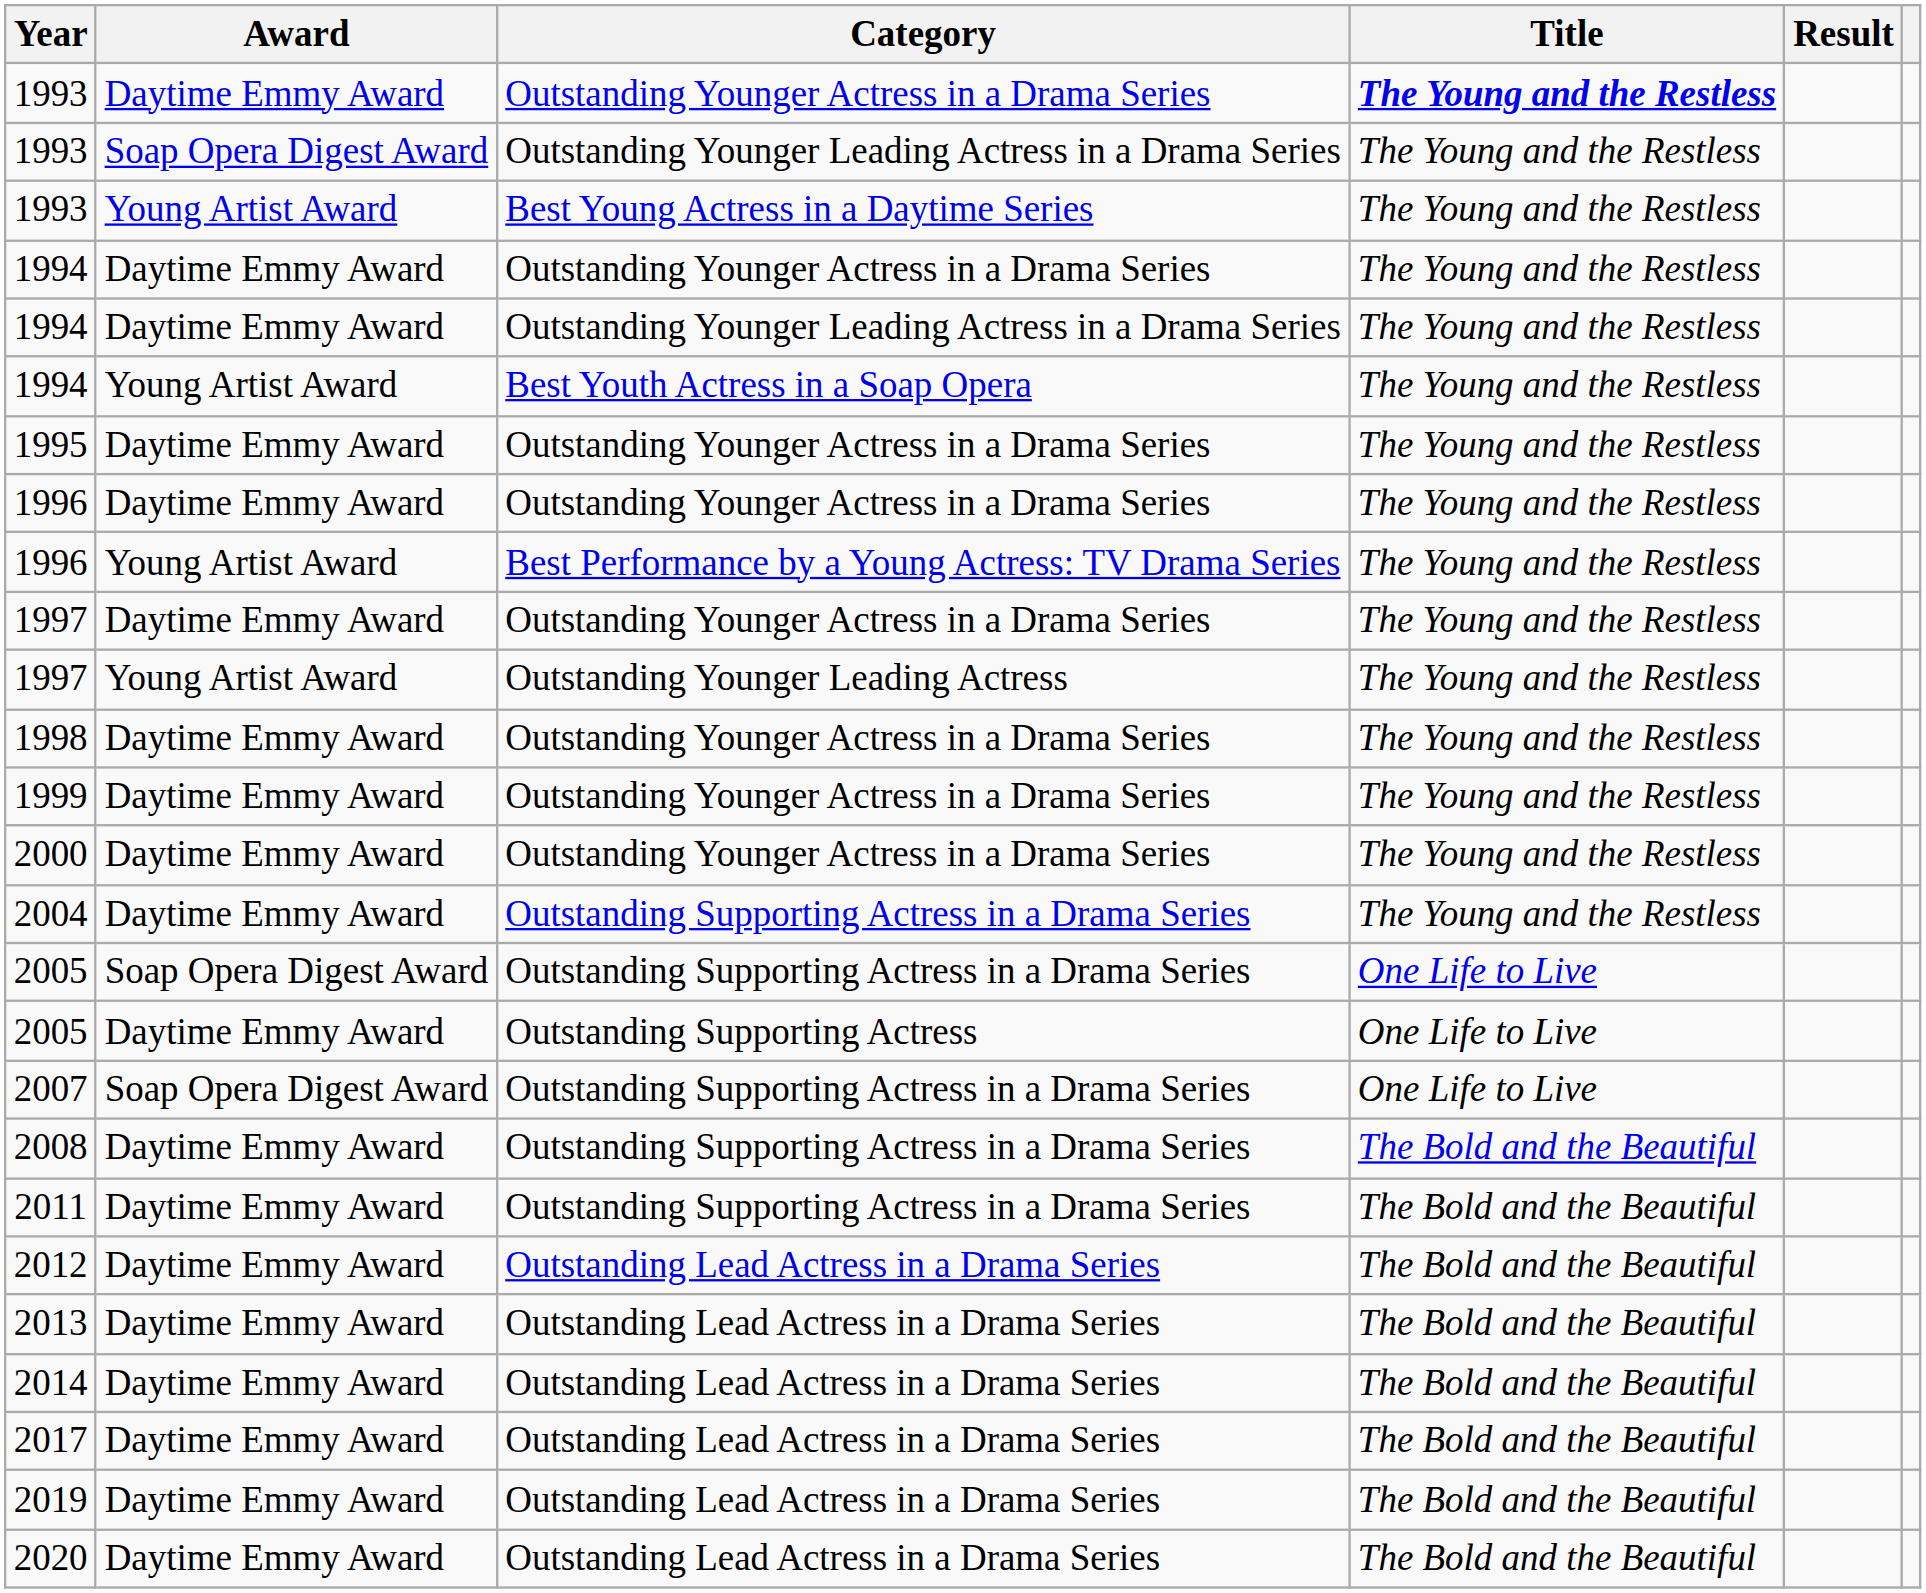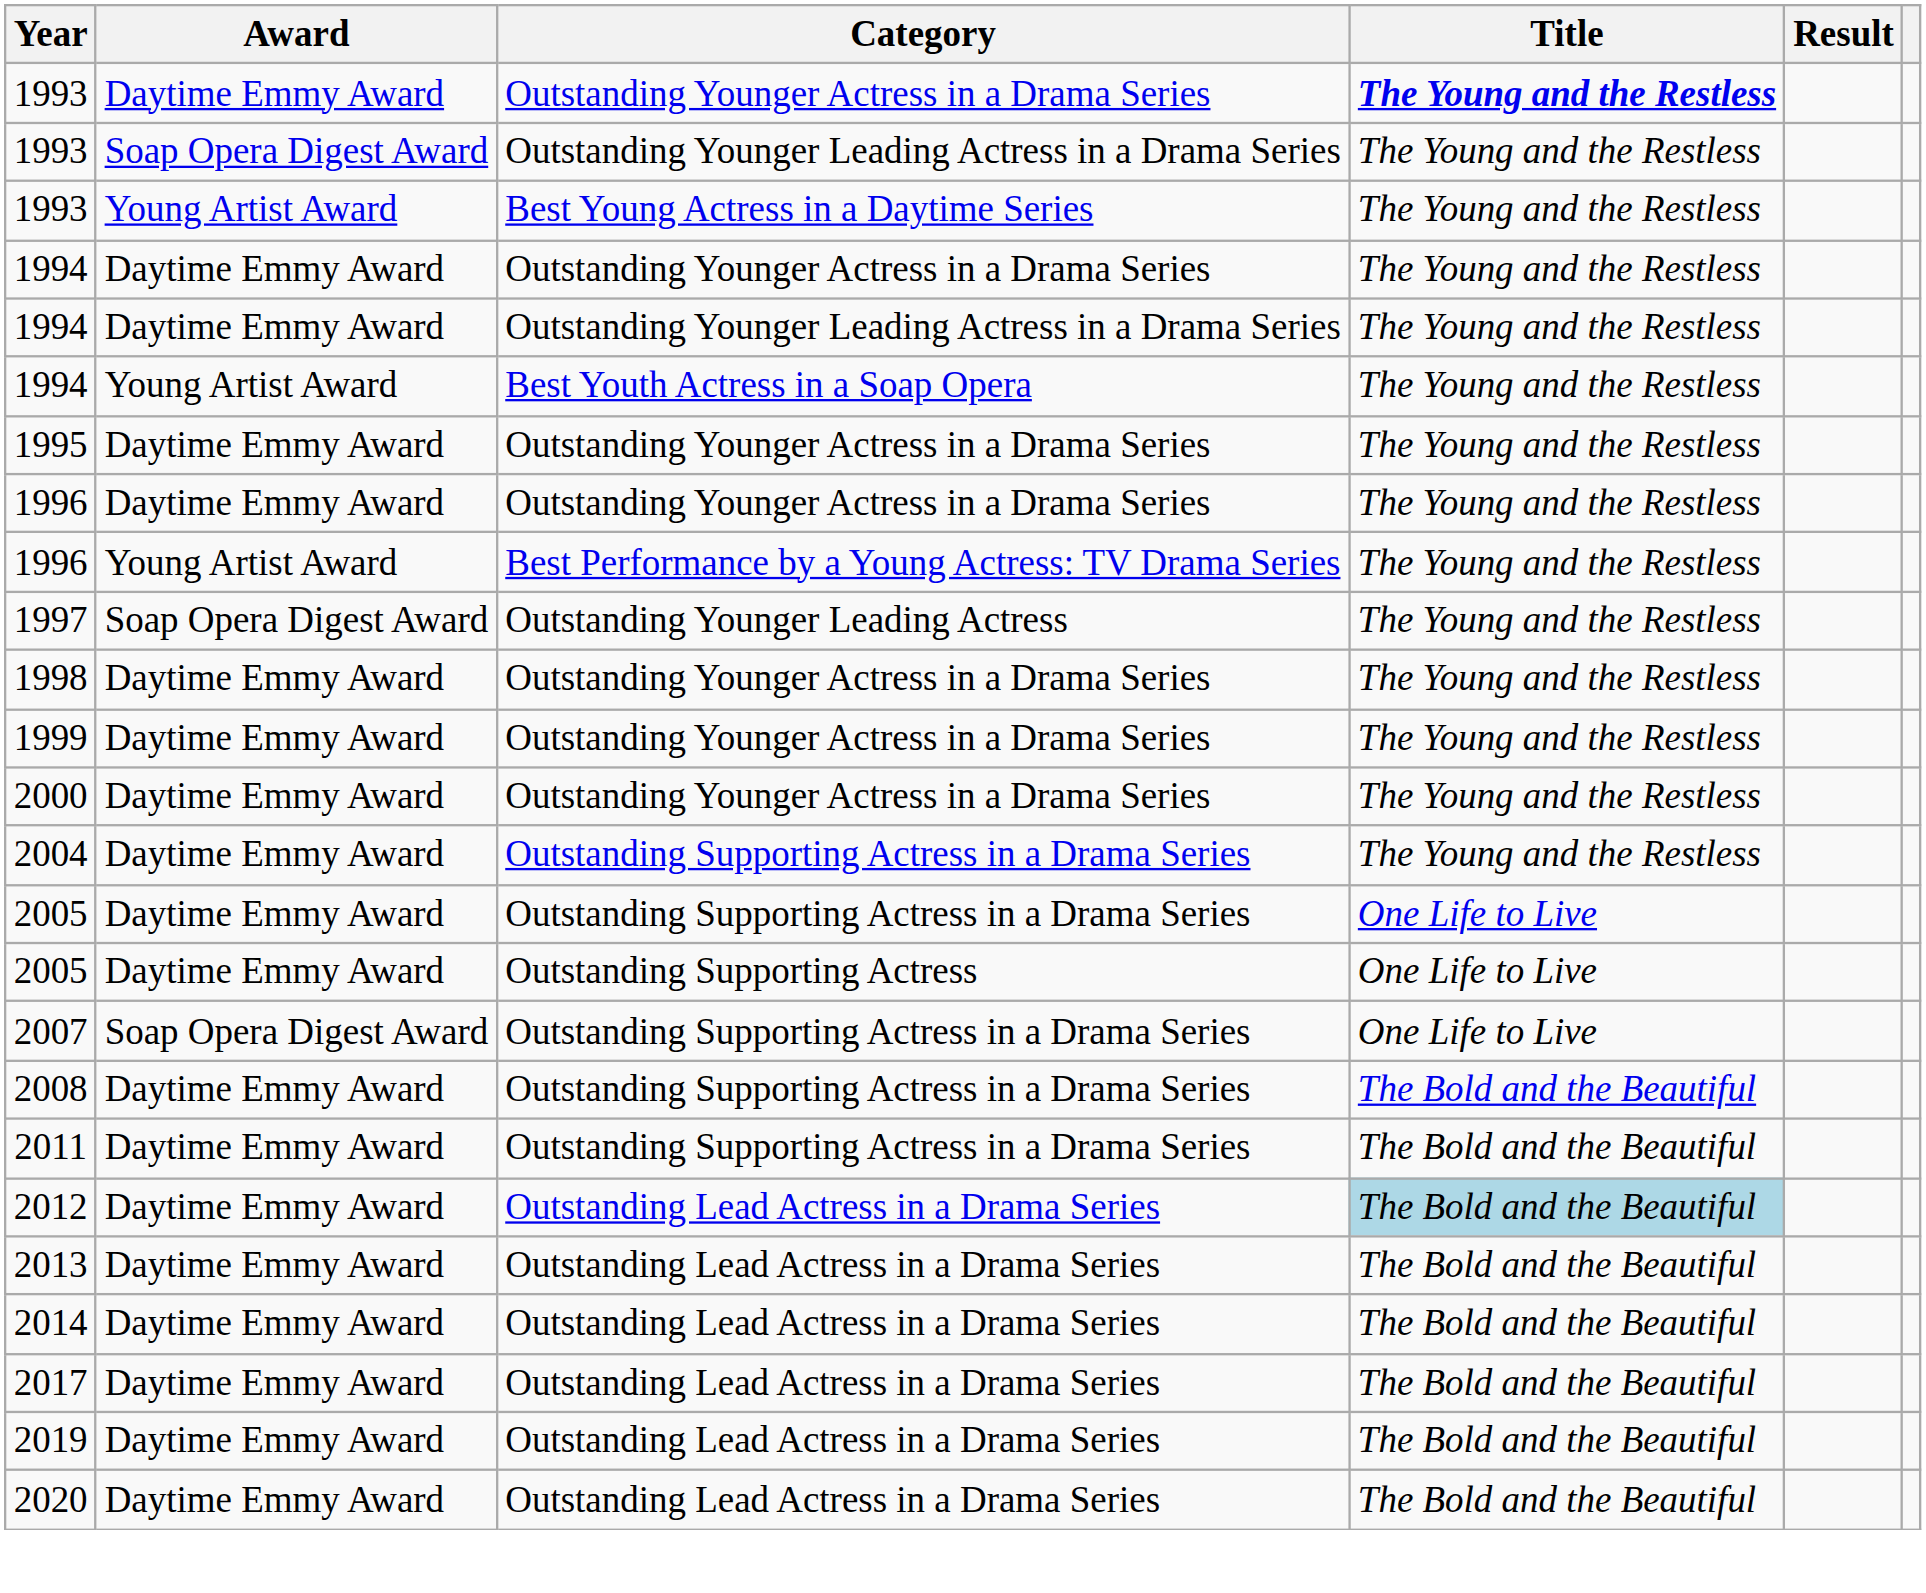- row: (51, 619)
(251, 678) Young Artist Award -> (296, 619) Soap Opera Digest Award
(296, 971) Soap Opera Digest Award -> (274, 913) Daytime Emmy Award
(1557, 1264) no background -> (1557, 1206) lightblue background
